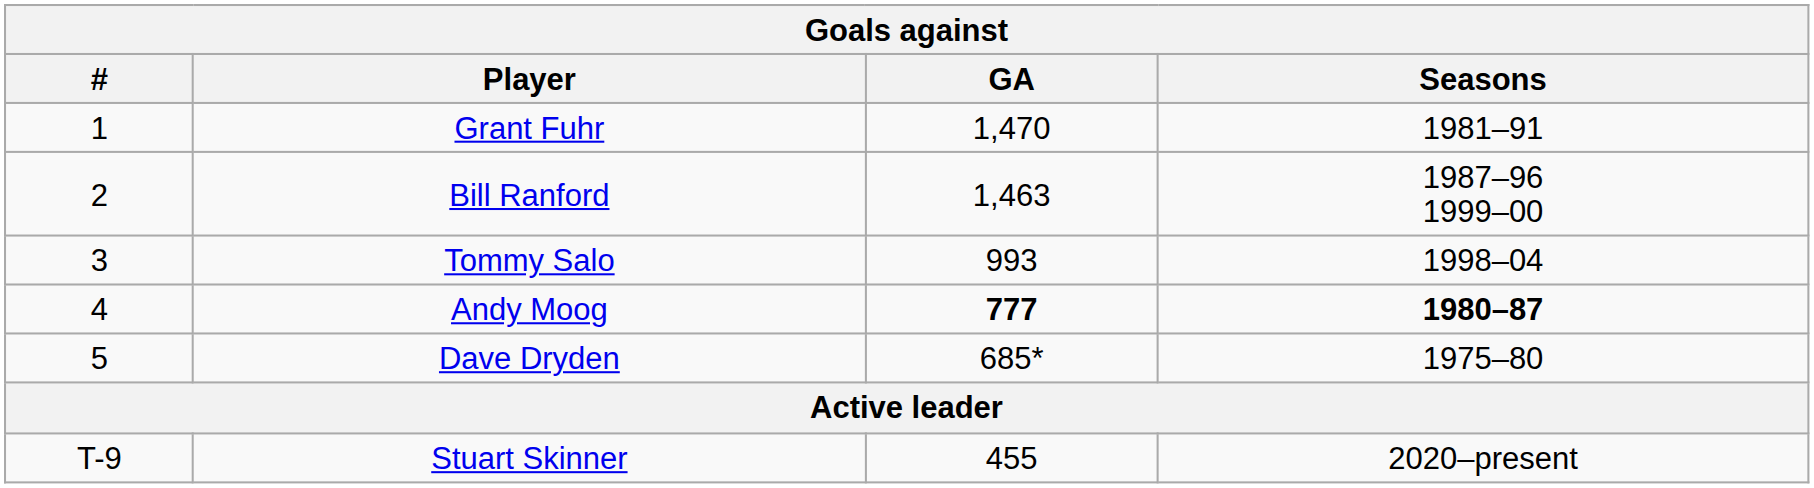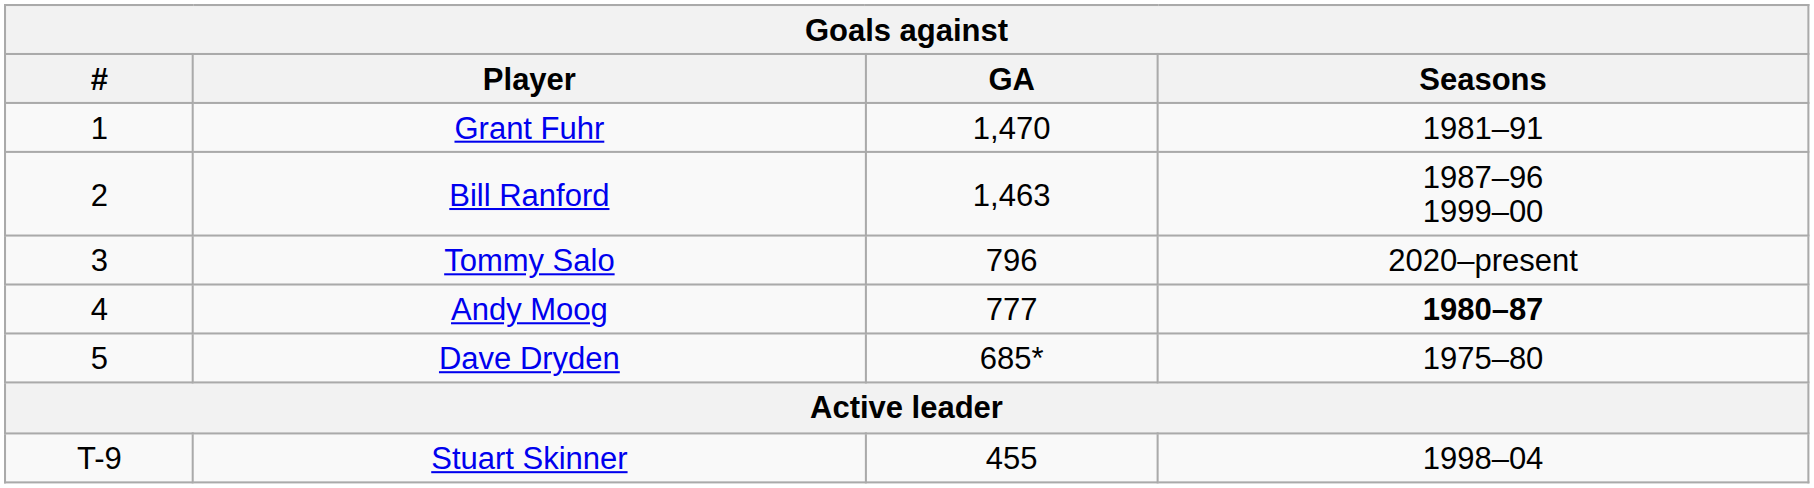(1012, 261) 993 -> (1012, 261) 796
(1483, 261) 1998–04 -> (1483, 261) 2020–present
(1012, 310) bold -> (1012, 310) normal
(1483, 457) 2020–present -> (1483, 457) 1998–04
